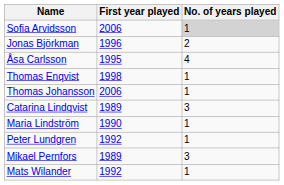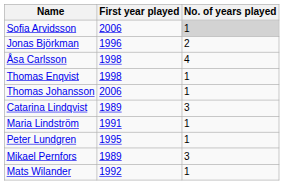(110, 60) 1995 -> (110, 60) 1998
(110, 124) 1990 -> (110, 124) 1991
(110, 140) 1992 -> (110, 140) 1995
